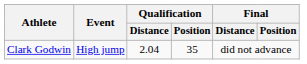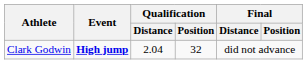(100, 50) normal -> (102, 50) bold
(192, 50) 35 -> (196, 50) 32
